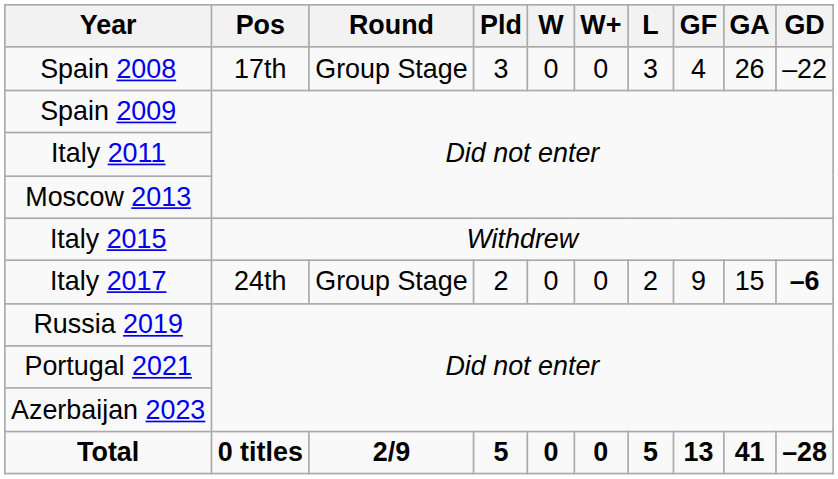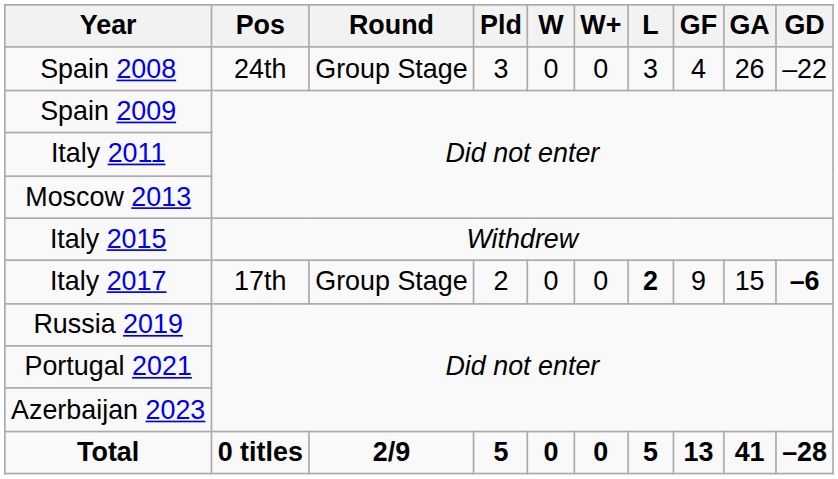(260, 68) 17th -> (260, 68) 24th
(260, 281) 24th -> (260, 281) 17th
(651, 281) normal -> (651, 281) bold
